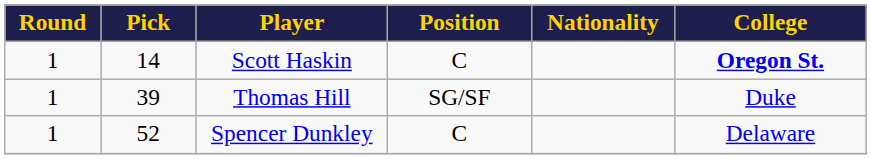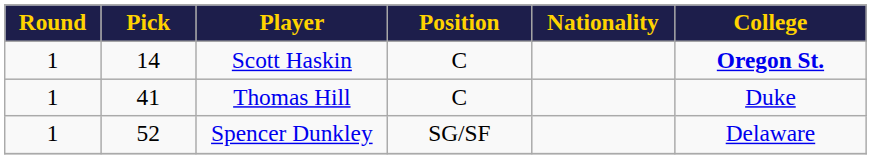(148, 97) 39 -> (148, 97) 41
(459, 97) SG/SF -> (459, 97) C
(459, 134) C -> (459, 134) SG/SF
